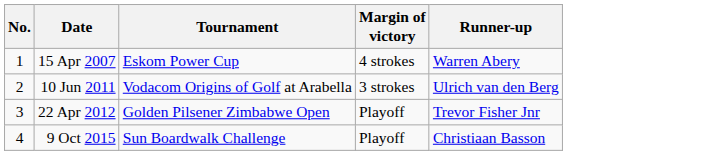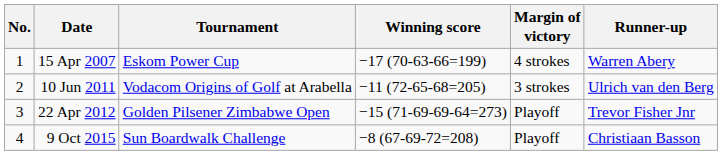+ column: (433, 26)
